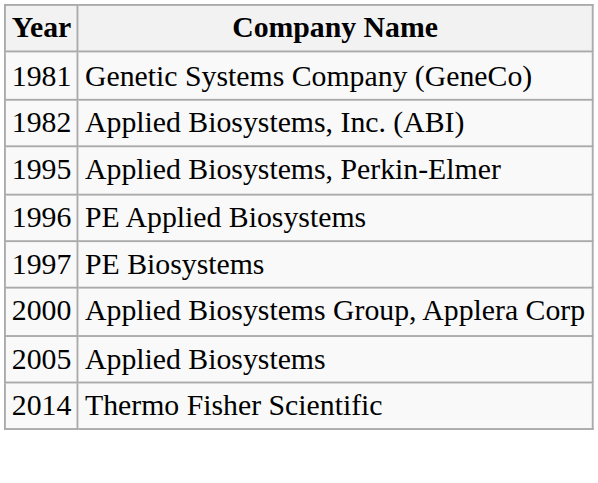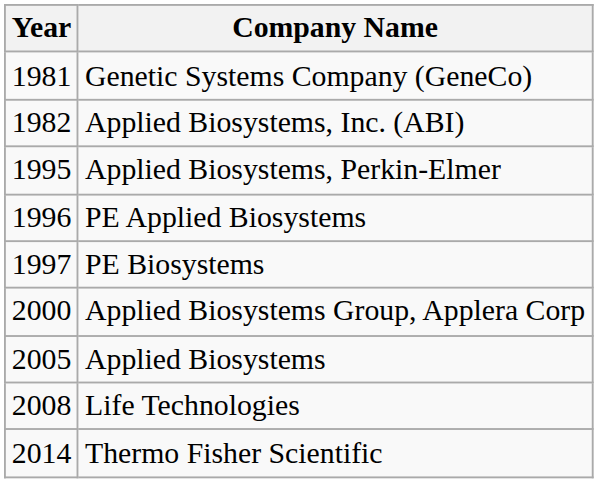+ row: (192, 405)
